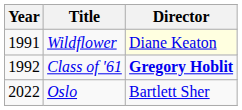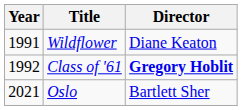(173, 42) lightyellow background -> (173, 42) no background
(24, 92) 2022 -> (24, 92) 2021
